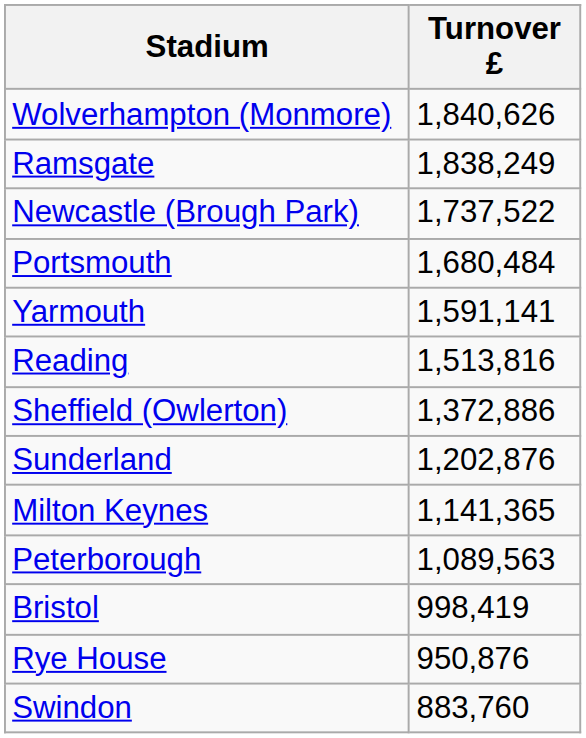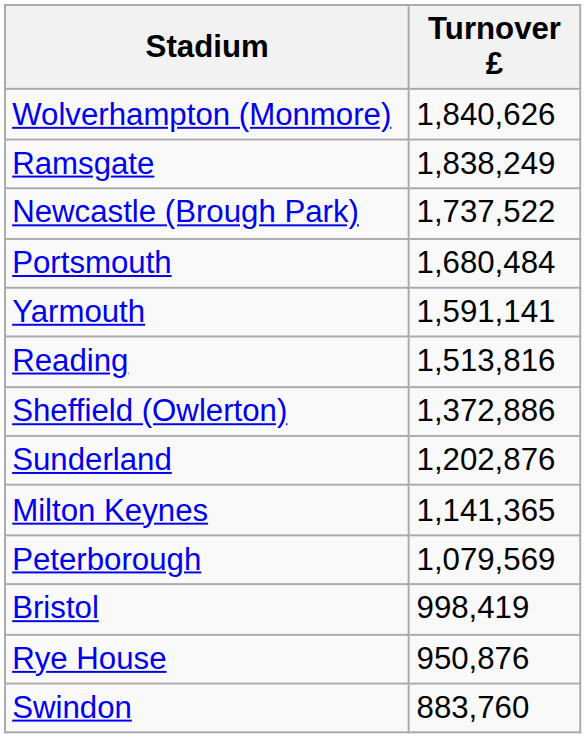(486, 559) 1,089,563 -> (486, 559) 1,079,569
